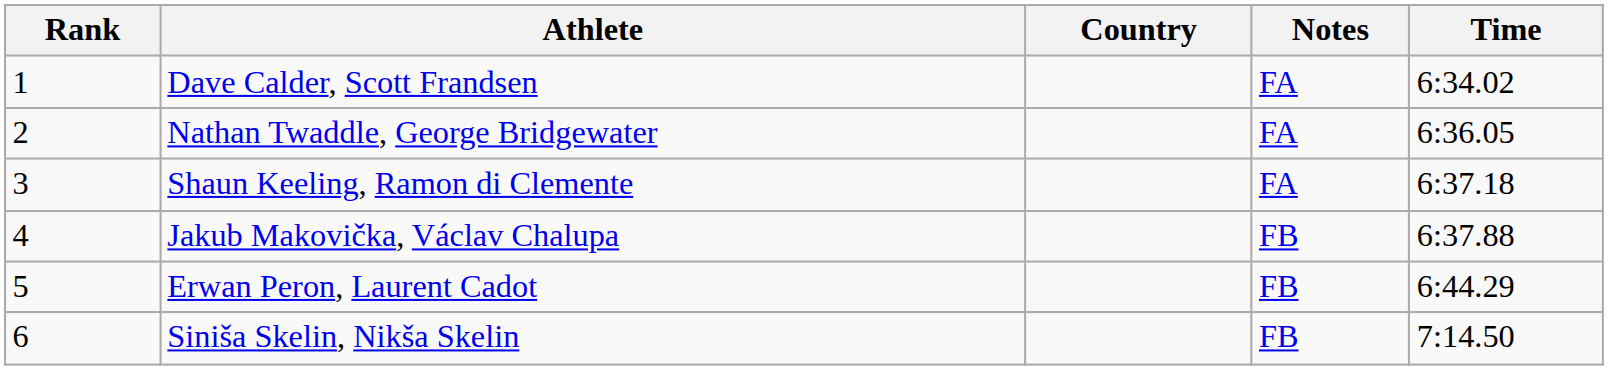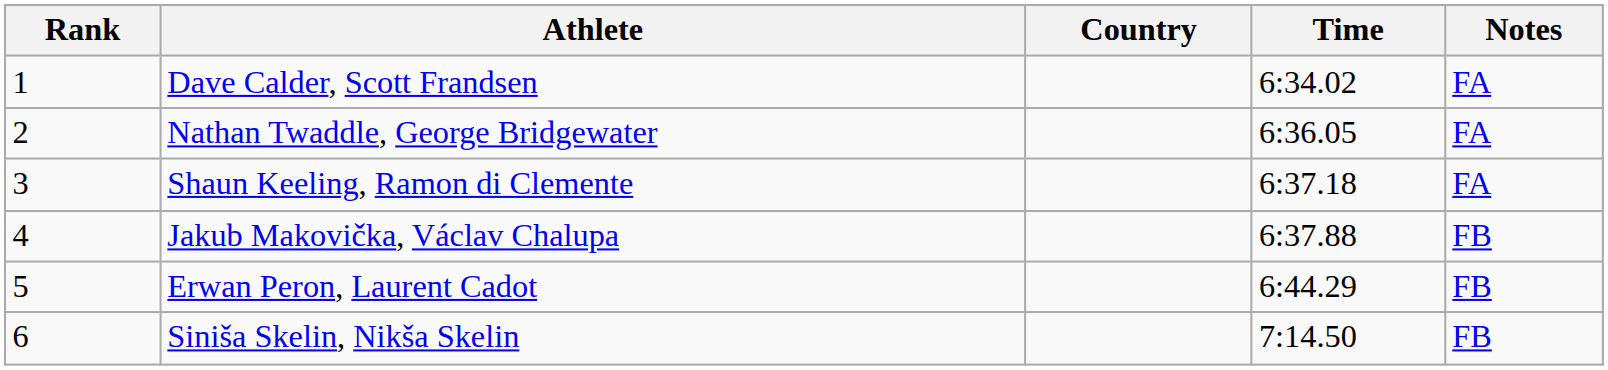columns swapped: (1506, 30) <-> (1330, 30)
